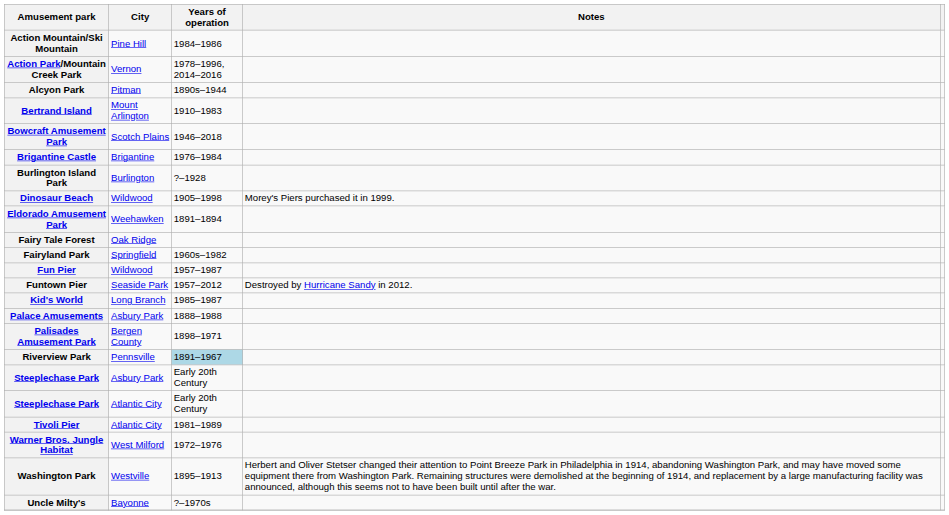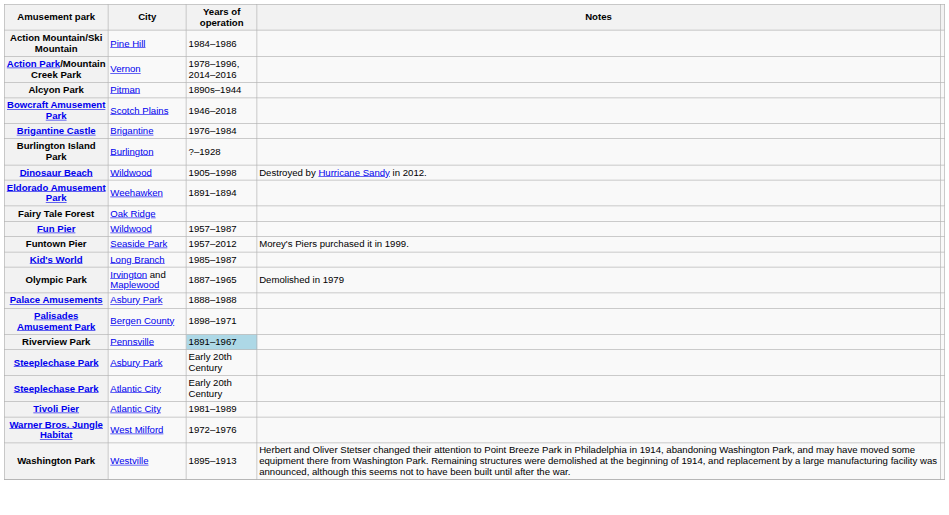- row: (57, 110)
(320, 198) Morey's Piers purchased it in 1999. -> (343, 172) Destroyed by Hurricane Sandy in 2012.
- row: (57, 255)
(329, 285) Destroyed by Hurricane Sandy in 2012. -> (334, 244) Morey's Piers purchased it in 1999.
+ row: (56, 280)
- row: (57, 502)
